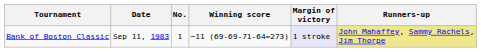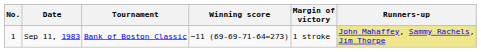columns swapped: (180, 15) <-> (58, 15)
(311, 37) lavender background -> (311, 37) no background
